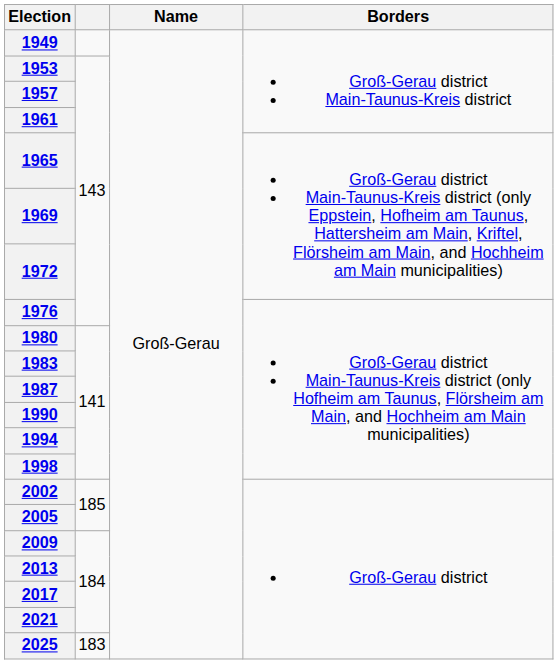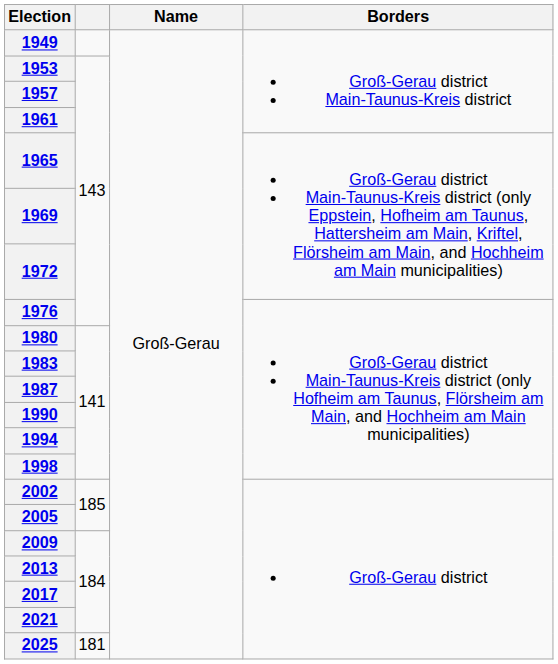(92, 645) 183 -> (92, 645) 181
